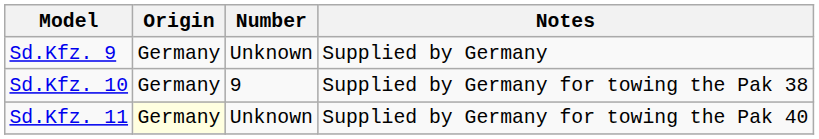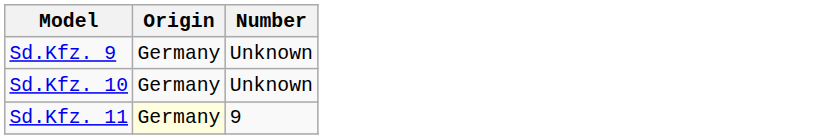- column: (565, 21)
(236, 85) 9 -> (271, 85) Unknown
(271, 117) Unknown -> (236, 117) 9
